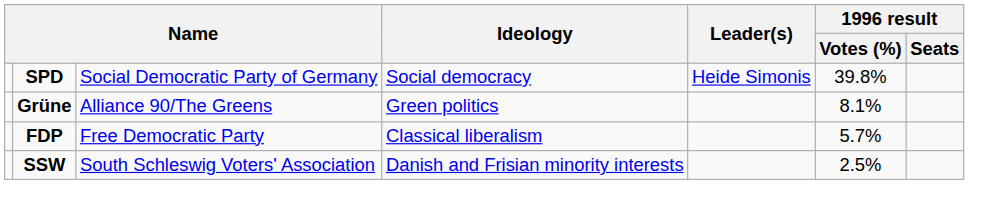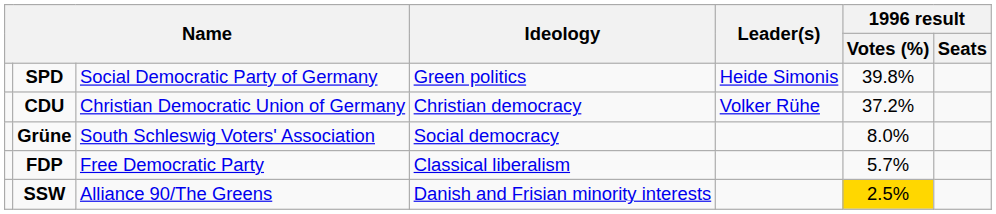(459, 77) Social democracy -> (470, 77) Green politics
+ row: (44, 106)
(176, 106) Alliance 90/The Greens -> (227, 135) South Schleswig Voters' Association
(442, 106) Green politics -> (486, 135) Social democracy
(860, 106) 8.1% -> (888, 135) 8.0%
(227, 164) South Schleswig Voters' Association -> (176, 194) Alliance 90/The Greens
(860, 164) no background -> (888, 194) gold background
